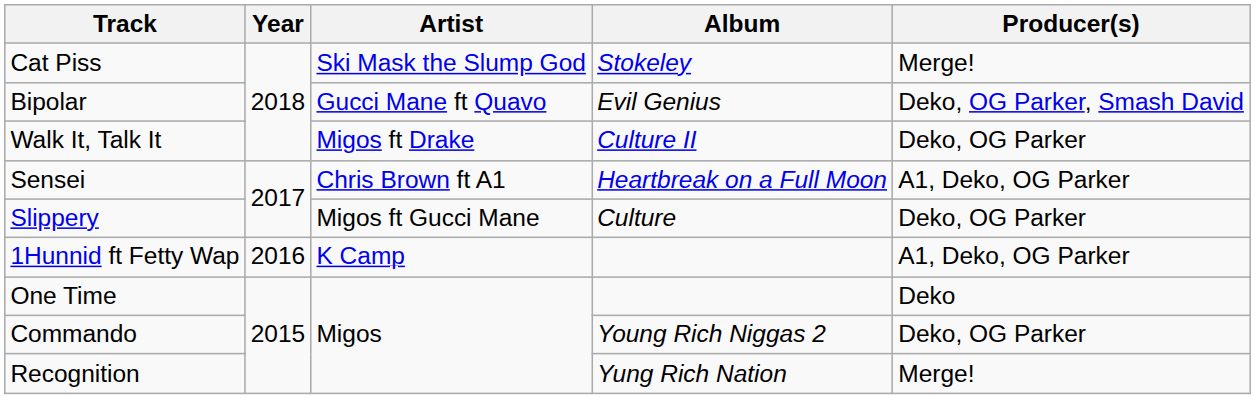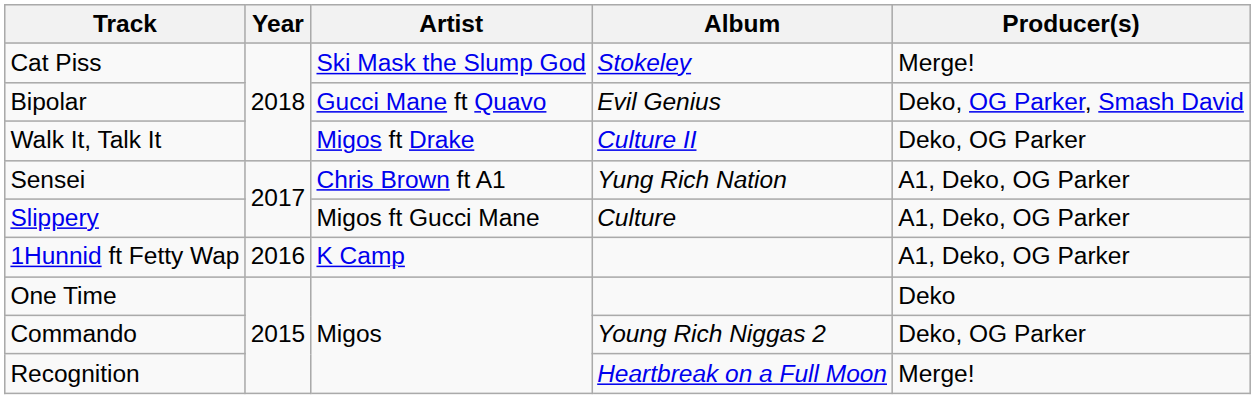(742, 179) Heartbreak on a Full Moon -> (692, 179) Yung Rich Nation
(992, 218) Deko, OG Parker -> (1014, 218) A1, Deko, OG Parker
(692, 373) Yung Rich Nation -> (742, 373) Heartbreak on a Full Moon
